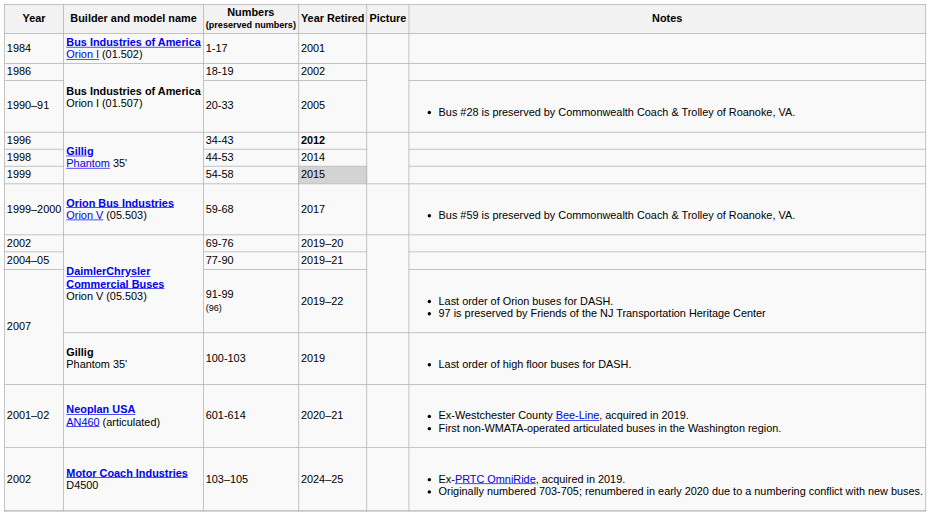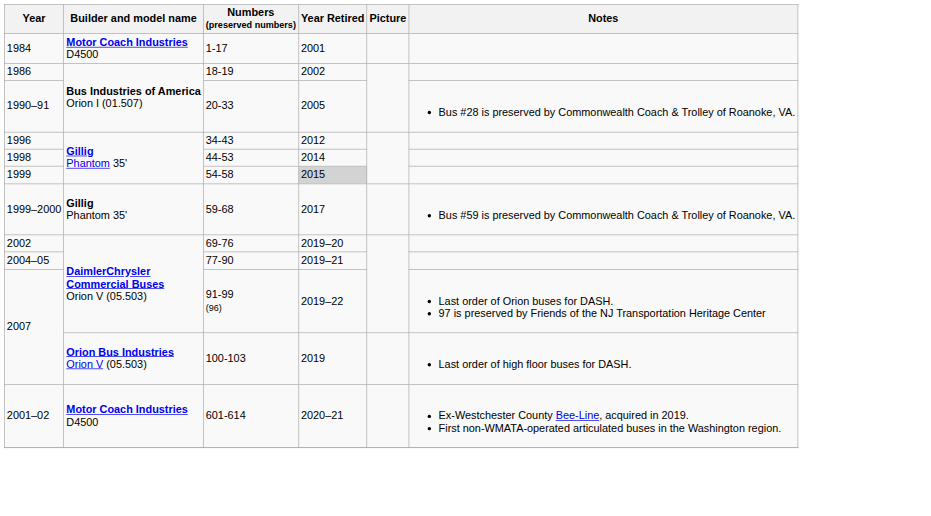(134, 48) Bus Industries of America Orion I (01.502) -> (127, 48) Motor Coach Industries D4500
(313, 140) bold -> (313, 140) normal
(120, 209) Orion Bus Industries Orion V (05.503) -> (97, 209) Gillig Phantom 35'
(97, 358) Gillig Phantom 35' -> (120, 358) Orion Bus Industries Orion V (05.503)
(113, 416) Neoplan USA AN460 (articulated) -> (127, 416) Motor Coach Industries D4500
- row: (227, 479)
